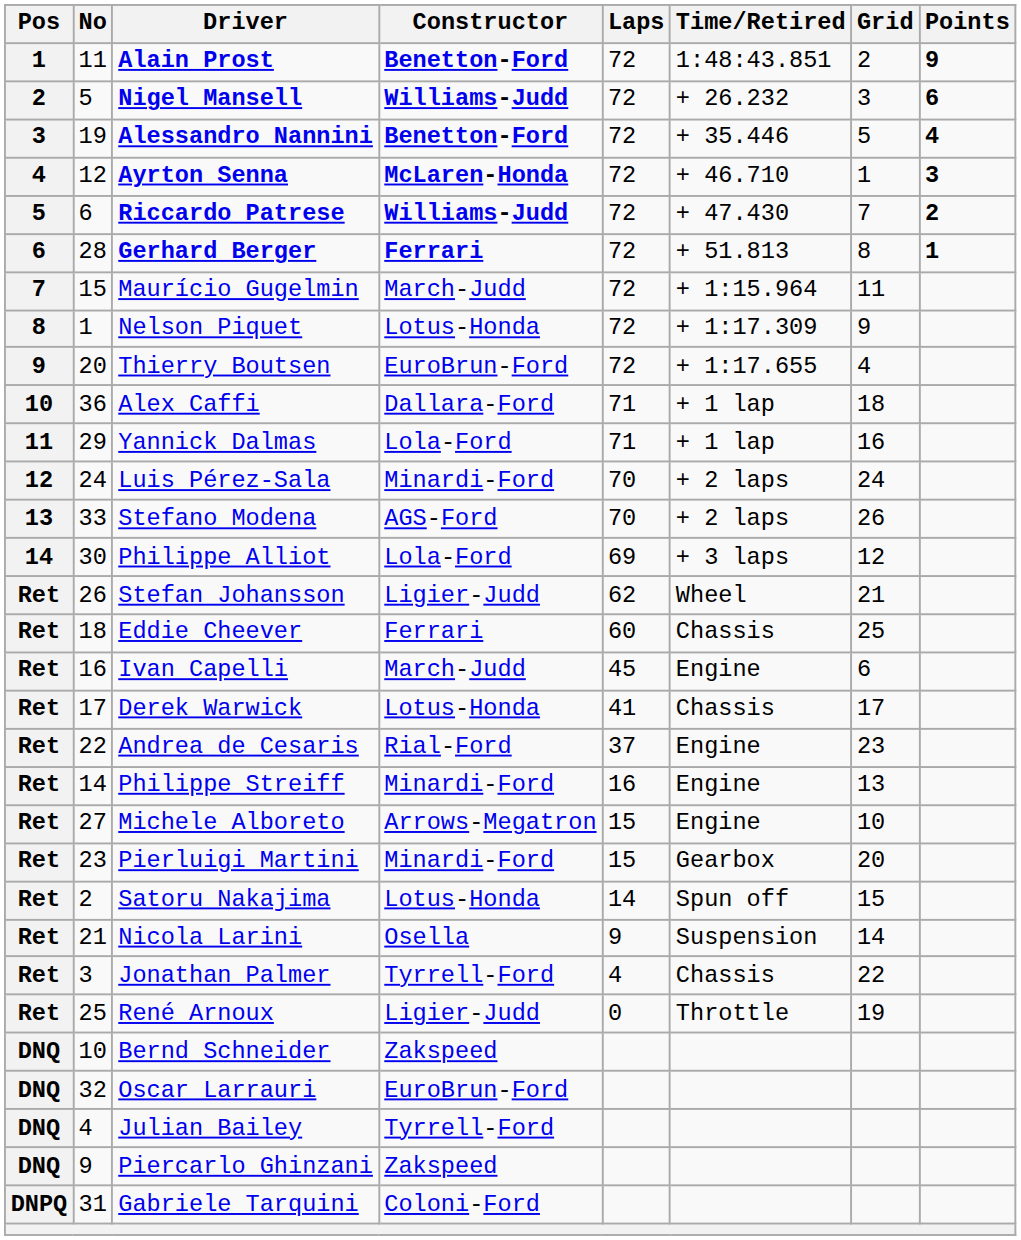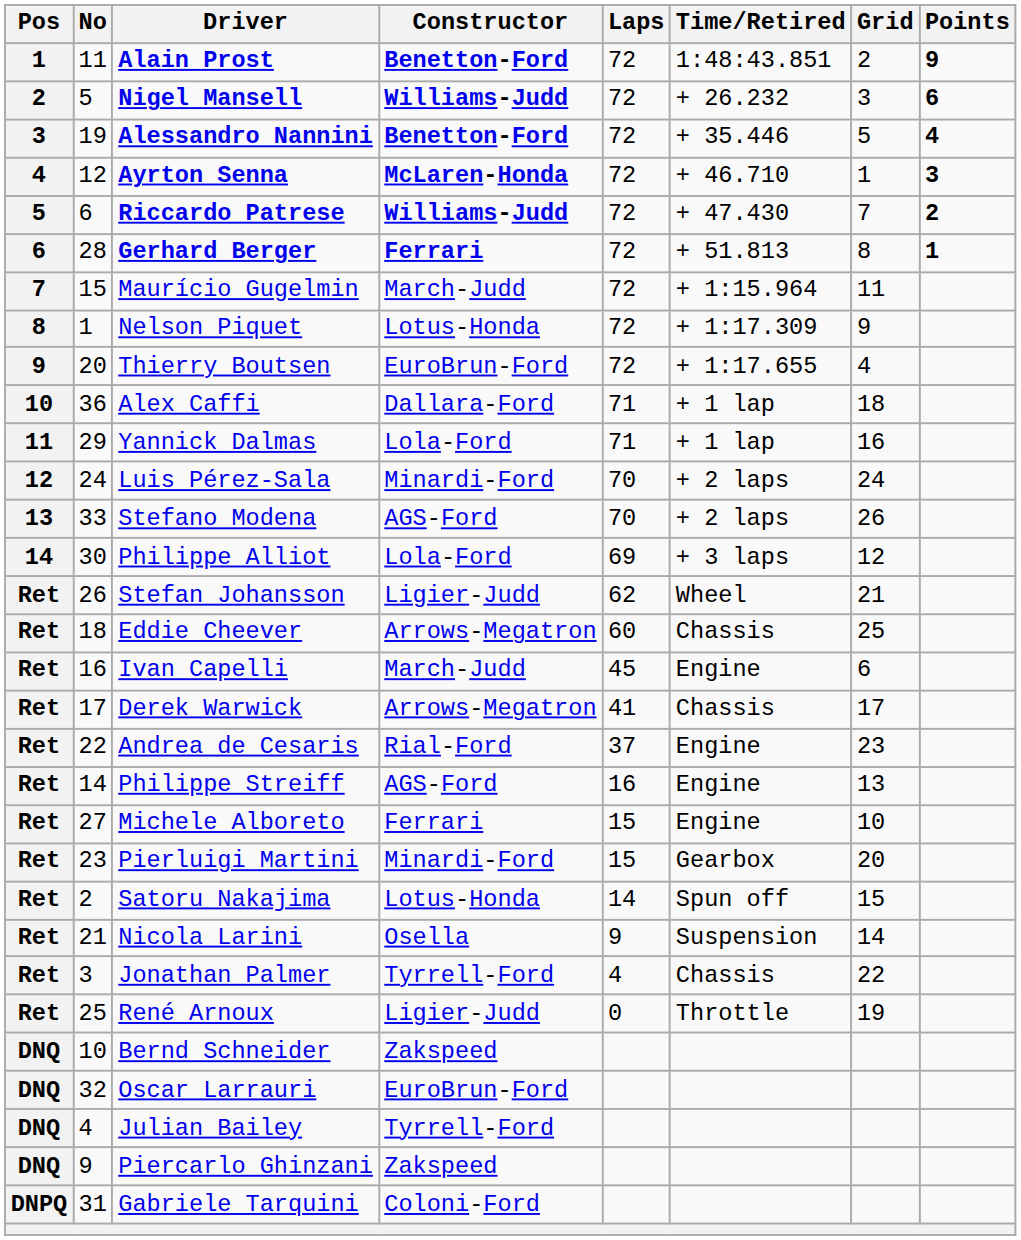(434, 634) Ferrari -> (490, 634) Arrows-Megatron
(462, 710) Lotus-Honda -> (490, 710) Arrows-Megatron
(469, 786) Minardi-Ford -> (441, 786) AGS-Ford
(490, 824) Arrows-Megatron -> (434, 824) Ferrari
